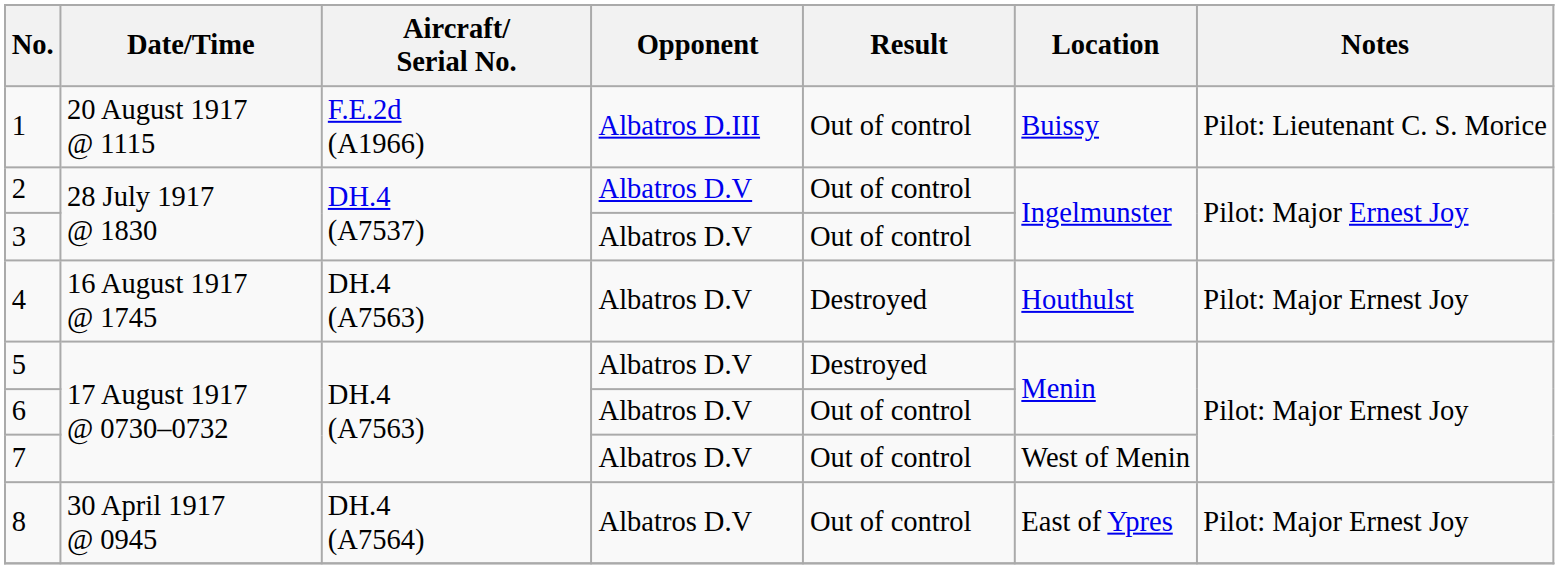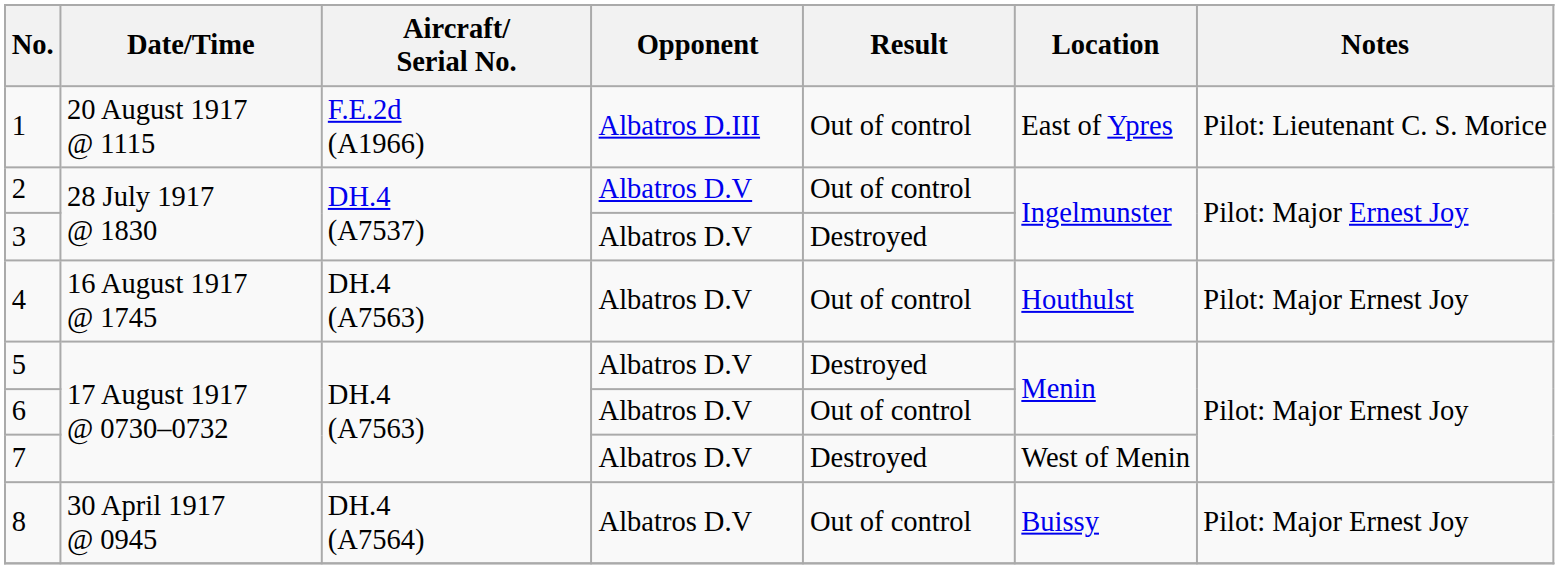(1060, 125) Buissy -> (1097, 125) East of Ypres
(891, 236) Out of control -> (869, 236) Destroyed
(869, 300) Destroyed -> (891, 300) Out of control
(891, 458) Out of control -> (869, 458) Destroyed
(1097, 522) East of Ypres -> (1060, 522) Buissy
